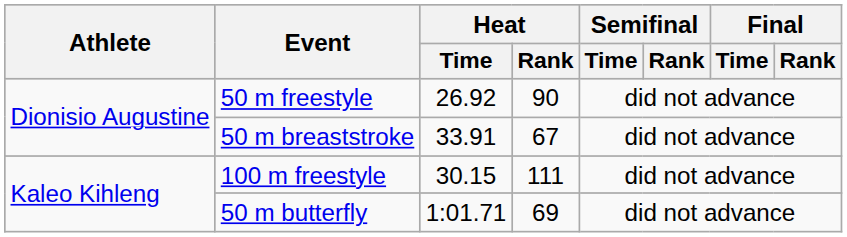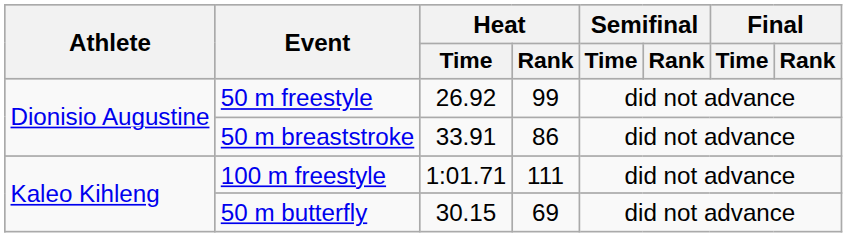(545, 99) 90 -> (545, 99) 99
(545, 137) 67 -> (545, 137) 86
(466, 175) 30.15 -> (466, 175) 1:01.71
(466, 213) 1:01.71 -> (466, 213) 30.15
